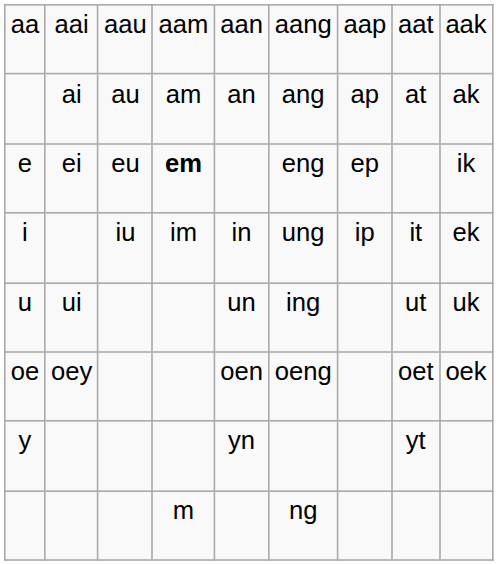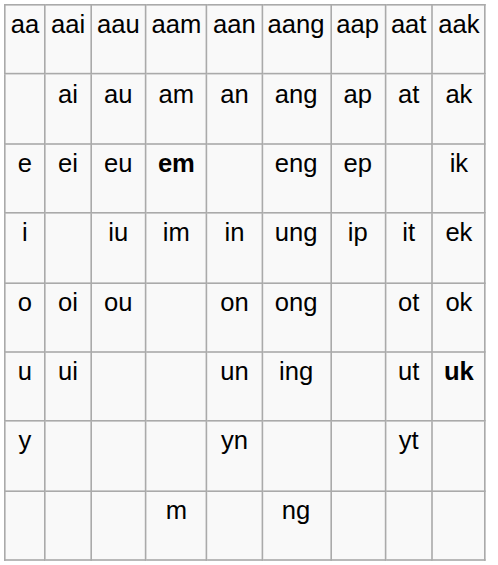+ row: (25, 302)
(466, 302) normal -> (459, 371) bold
- row: (25, 371)
